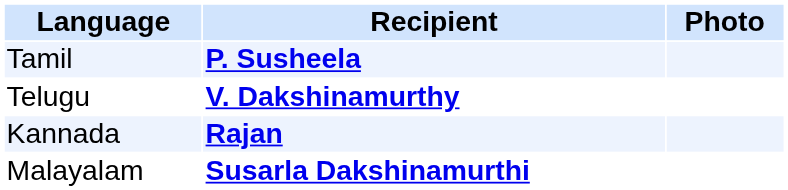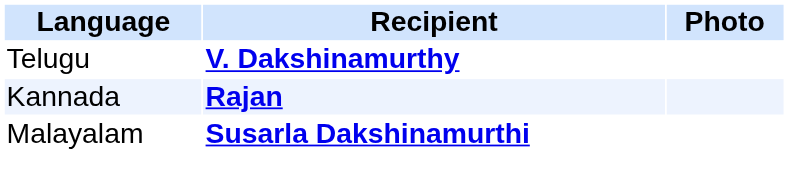- row: (40, 59)
